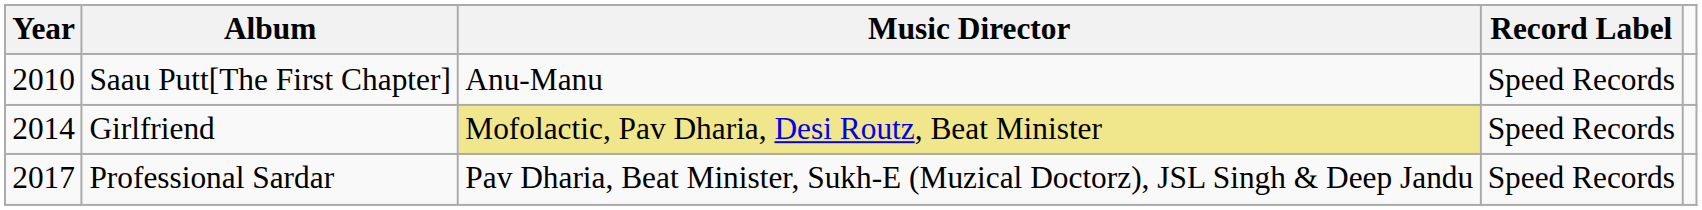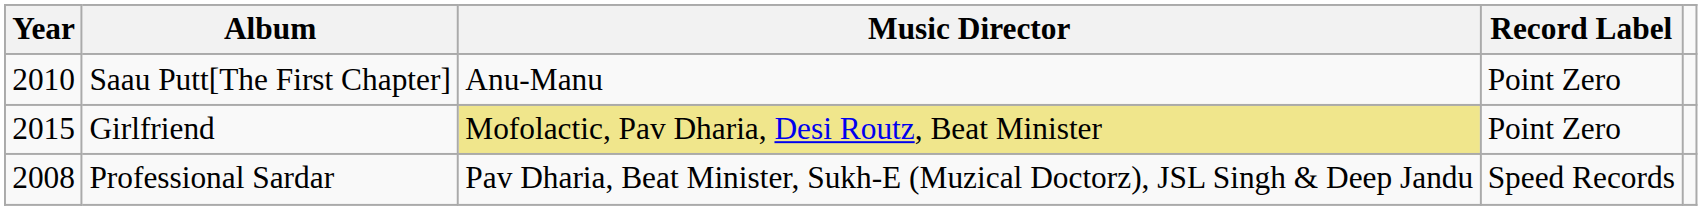(1581, 79) Speed Records -> (1554, 79) Point Zero
(44, 128) 2014 -> (44, 128) 2015
(1581, 128) Speed Records -> (1554, 128) Point Zero
(44, 178) 2017 -> (44, 178) 2008
